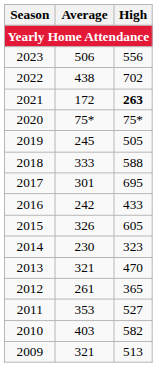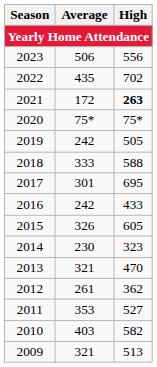(84, 78) 438 -> (84, 78) 435
(84, 141) 245 -> (84, 141) 242
(133, 288) 365 -> (133, 288) 362
